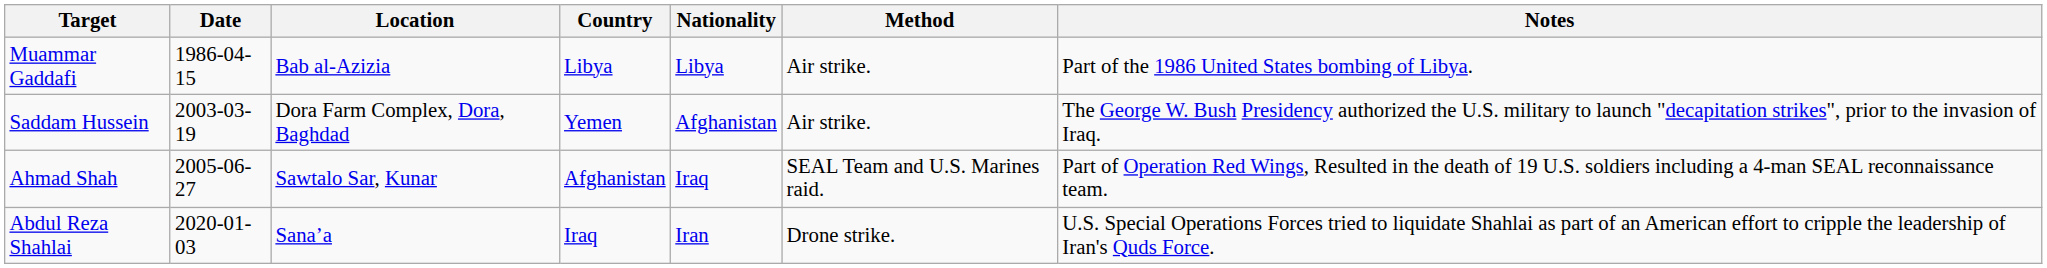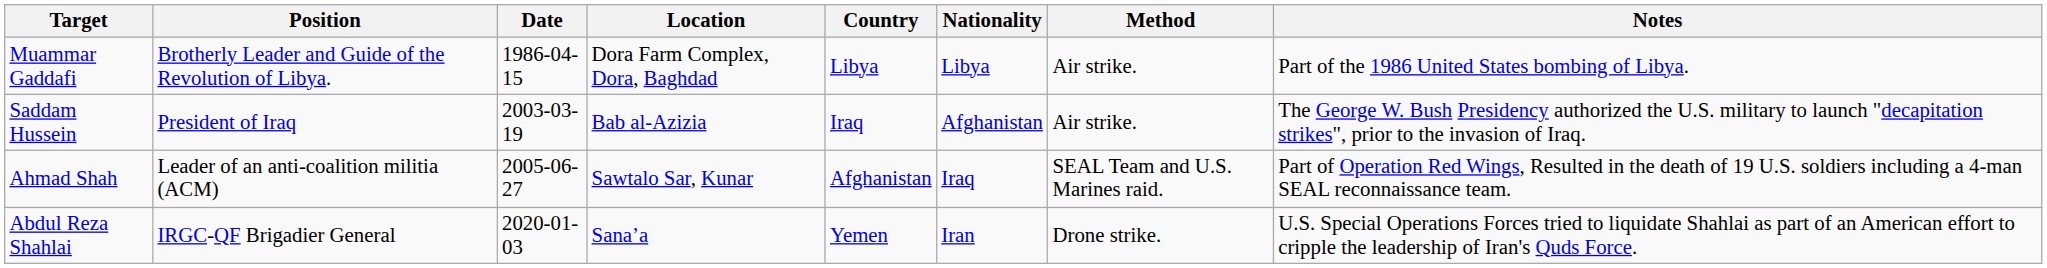+ column: (325, 20)
(333, 65) Bab al-Azizia -> (680, 65) Dora Farm Complex, Dora, Baghdad
(390, 122) Dora Farm Complex, Dora, Baghdad -> (649, 122) Bab al-Azizia
(593, 122) Yemen -> (847, 122) Iraq
(581, 234) Iraq -> (859, 234) Yemen
